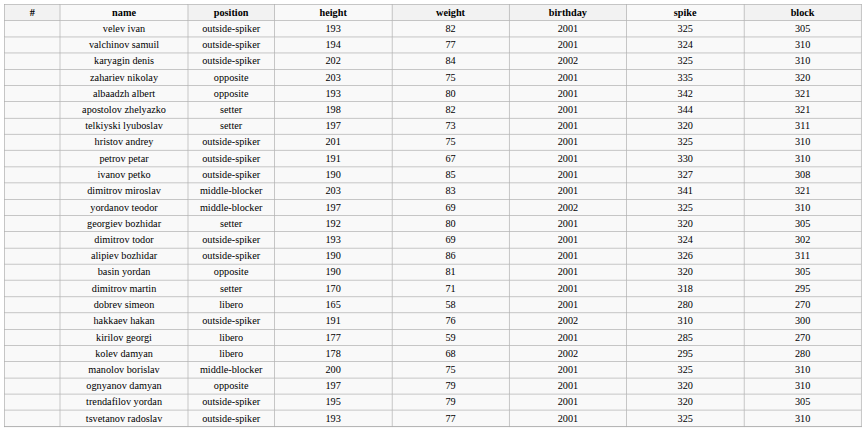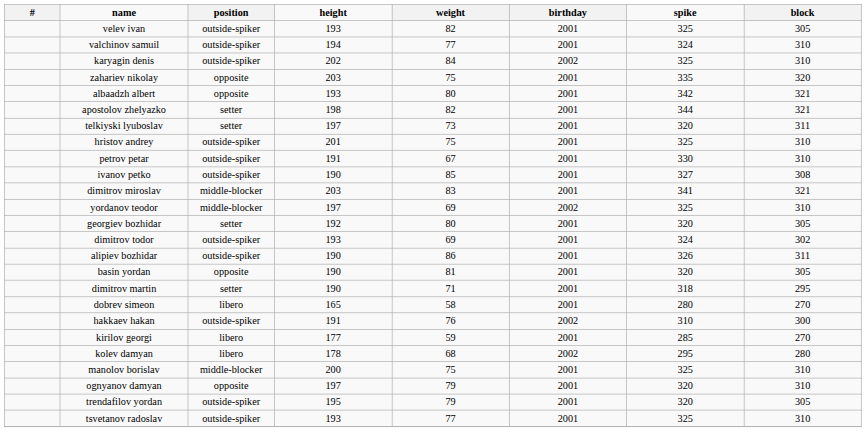(333, 288) 170 -> (333, 288) 190
